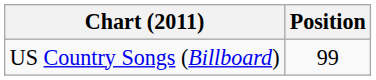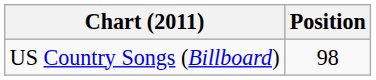(328, 57) 99 -> (328, 57) 98
